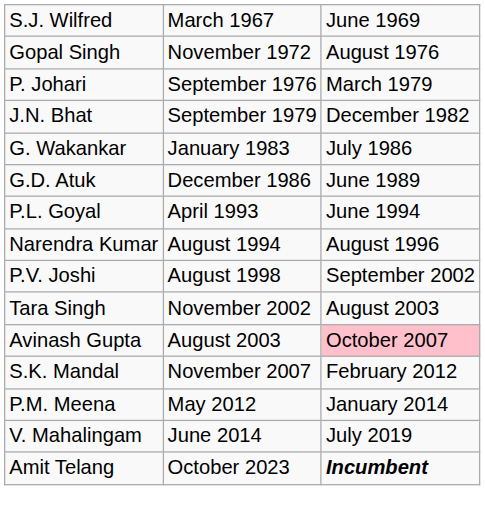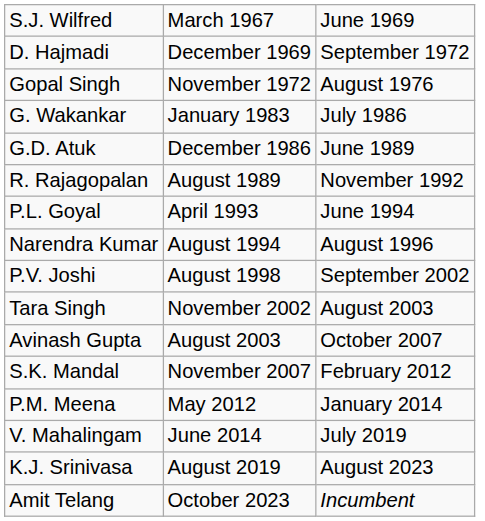+ row: (59, 52)
- row: (48, 84)
- row: (51, 116)
+ row: (79, 180)
(387, 340) pink background -> (381, 340) no background
+ row: (71, 468)
(377, 468) bold -> (367, 500) normal
